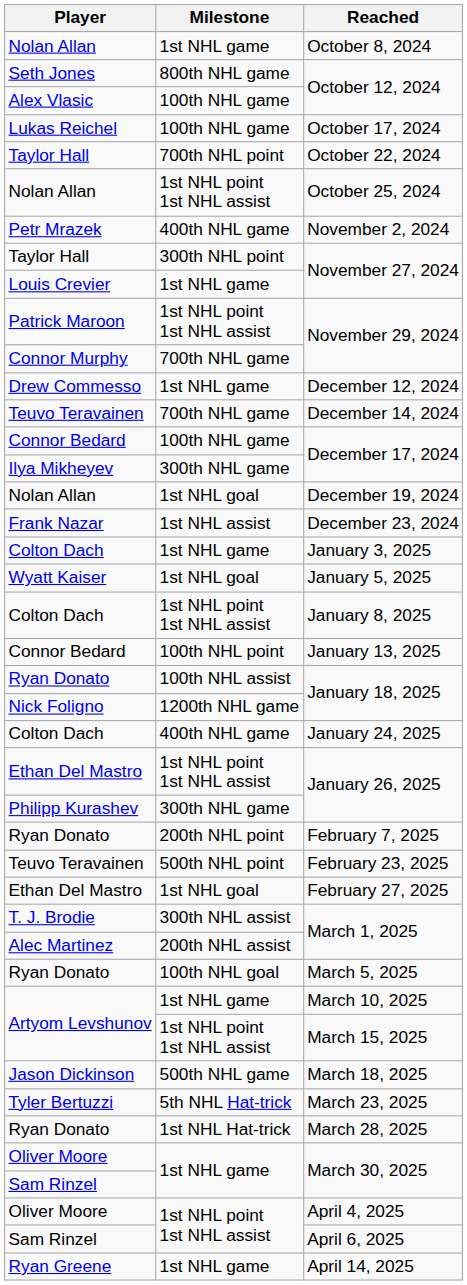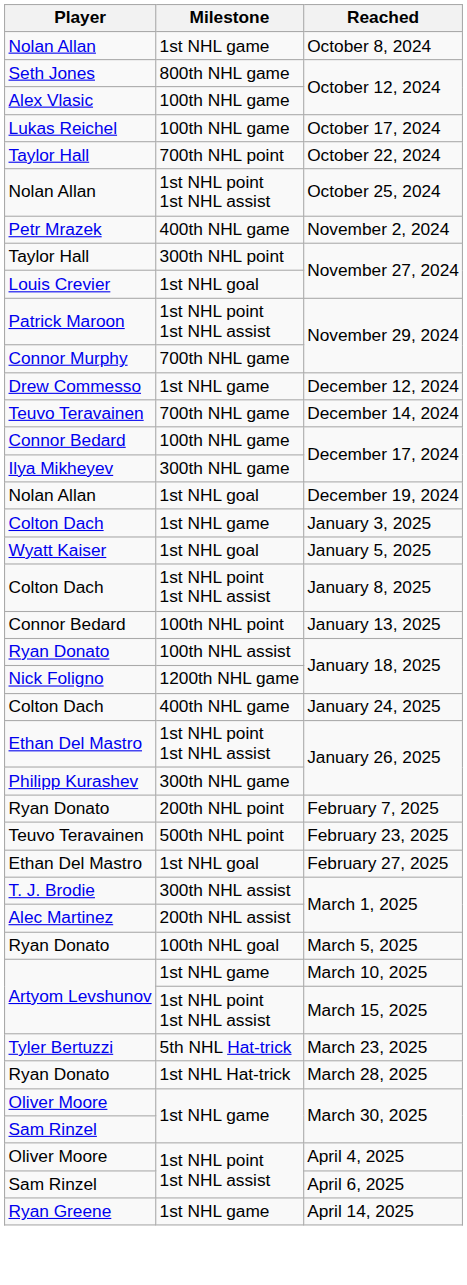(215, 284) 1st NHL game -> (209, 284) 1st NHL goal
- row: (56, 522)
- row: (71, 1074)
